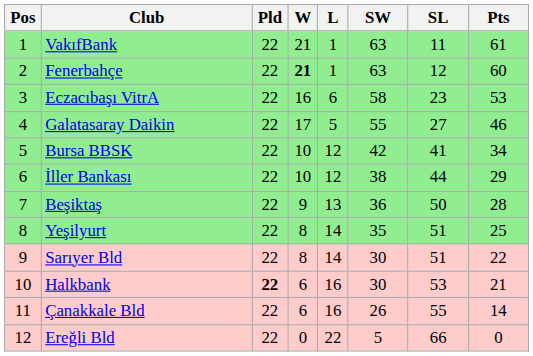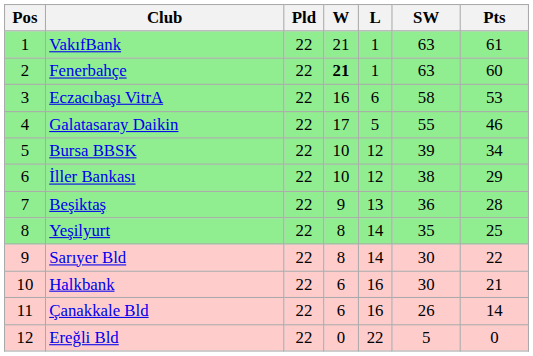- column: (438, 17)
(378, 151) 42 -> (426, 151) 39
(270, 284) bold -> (304, 284) normal
